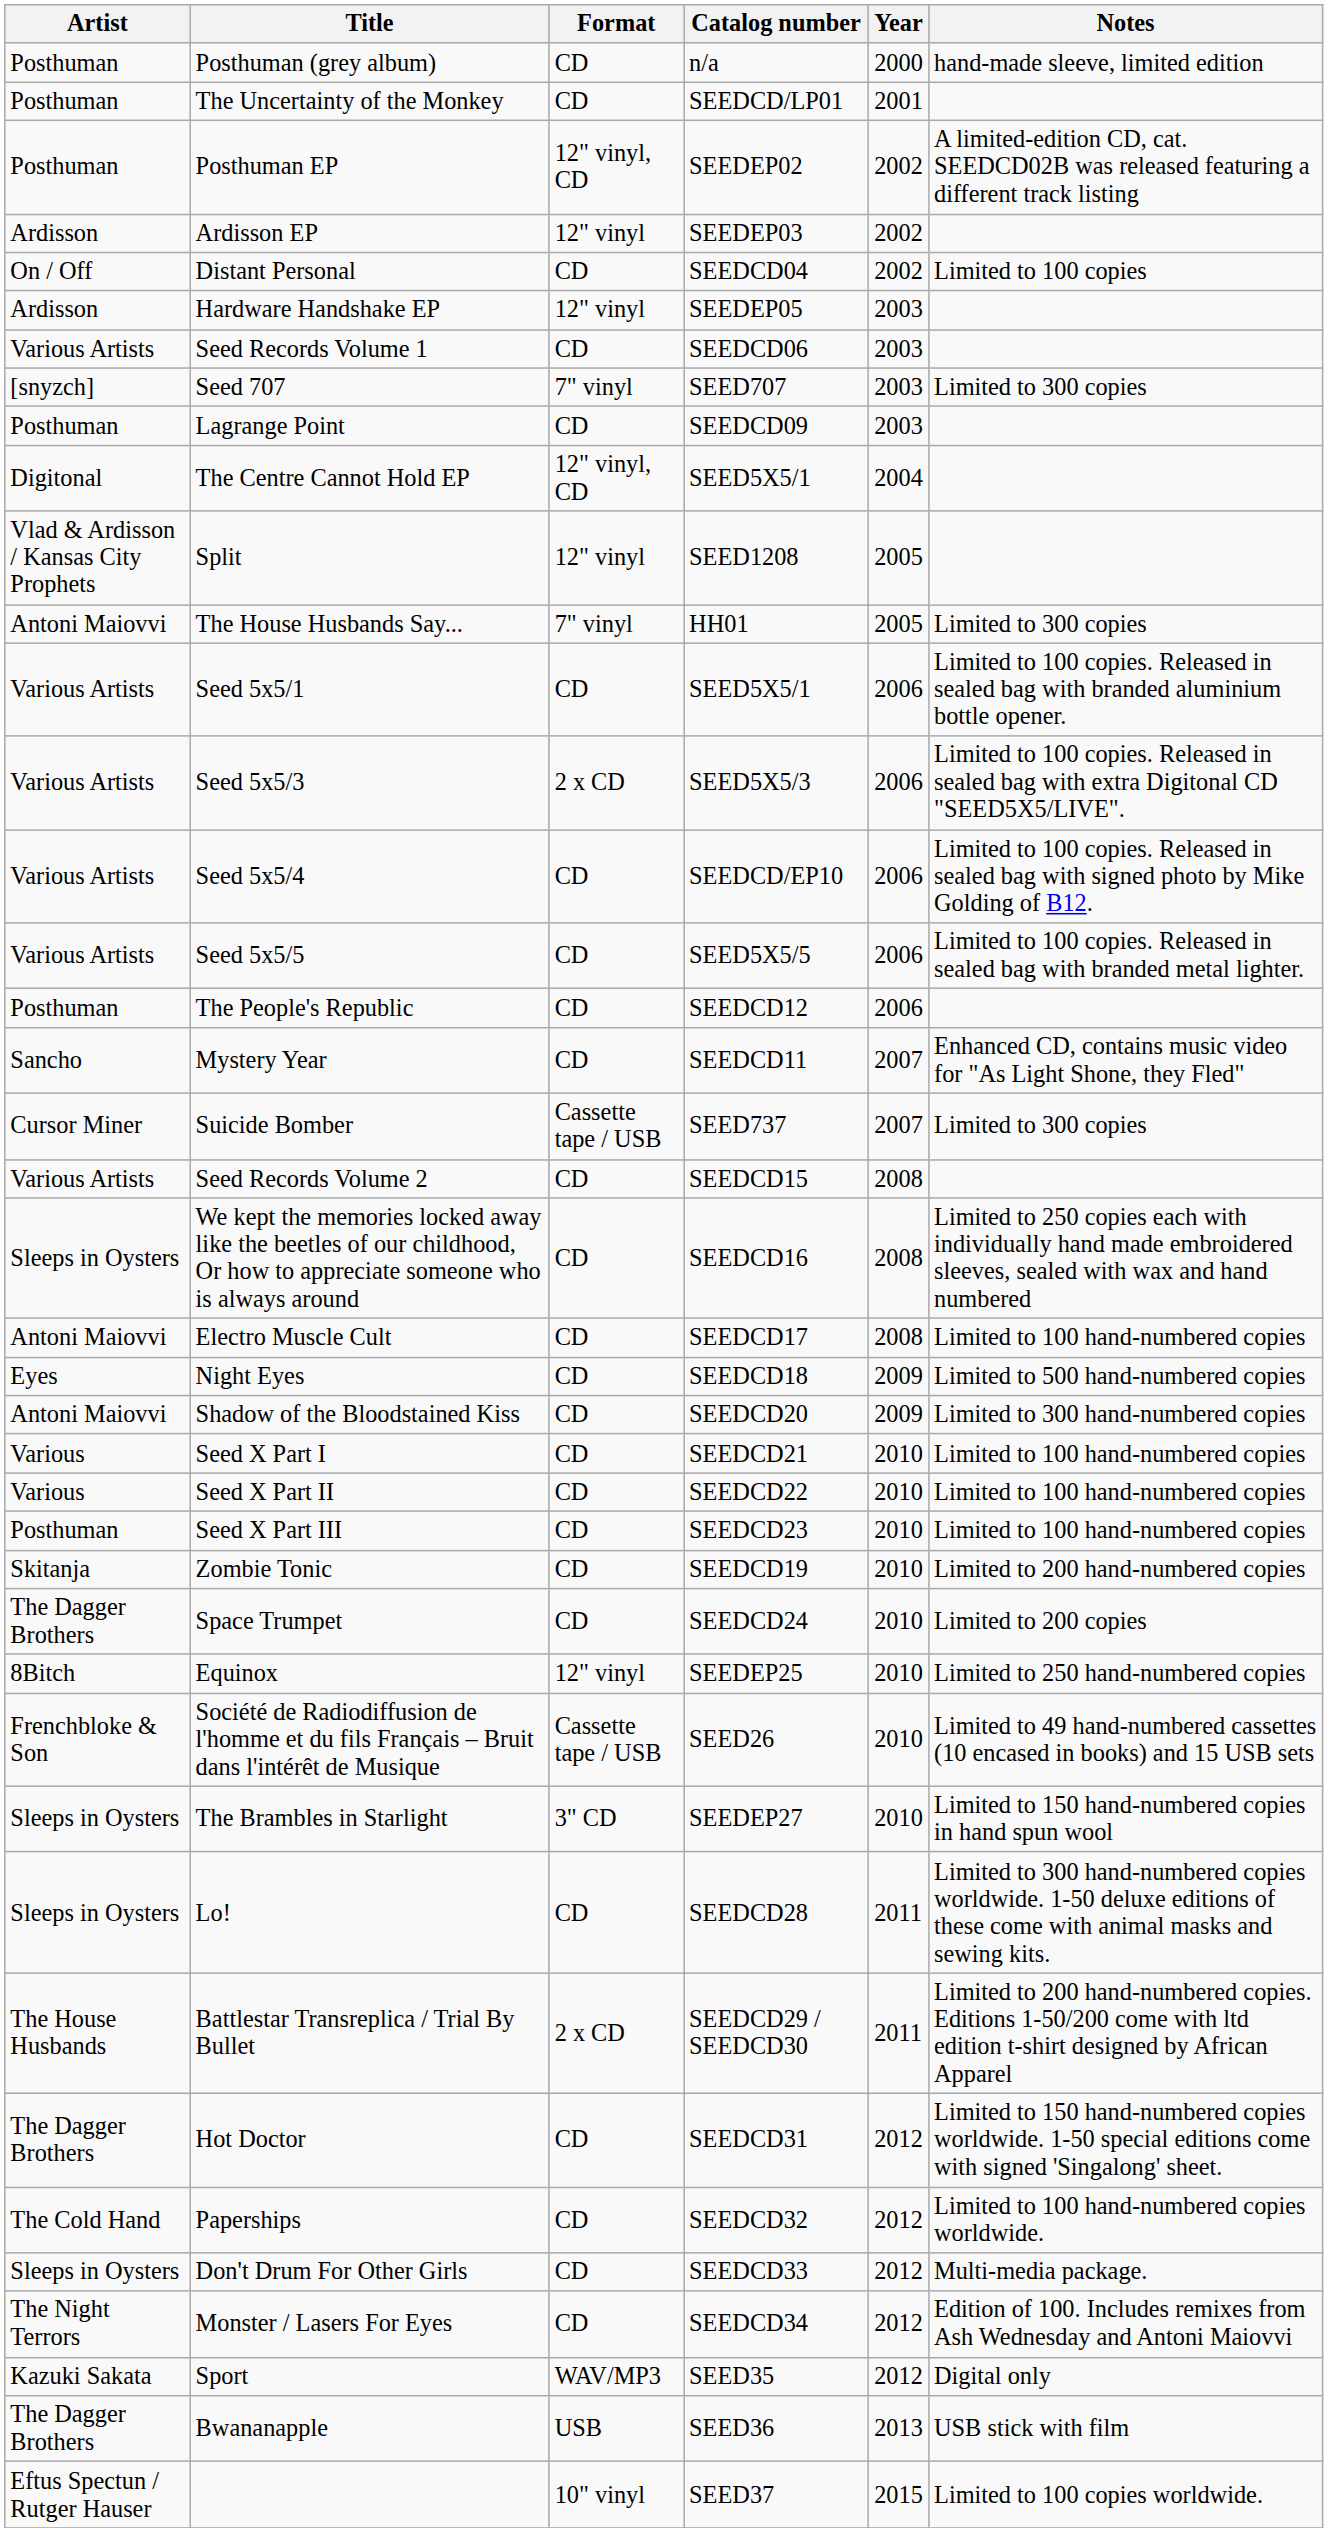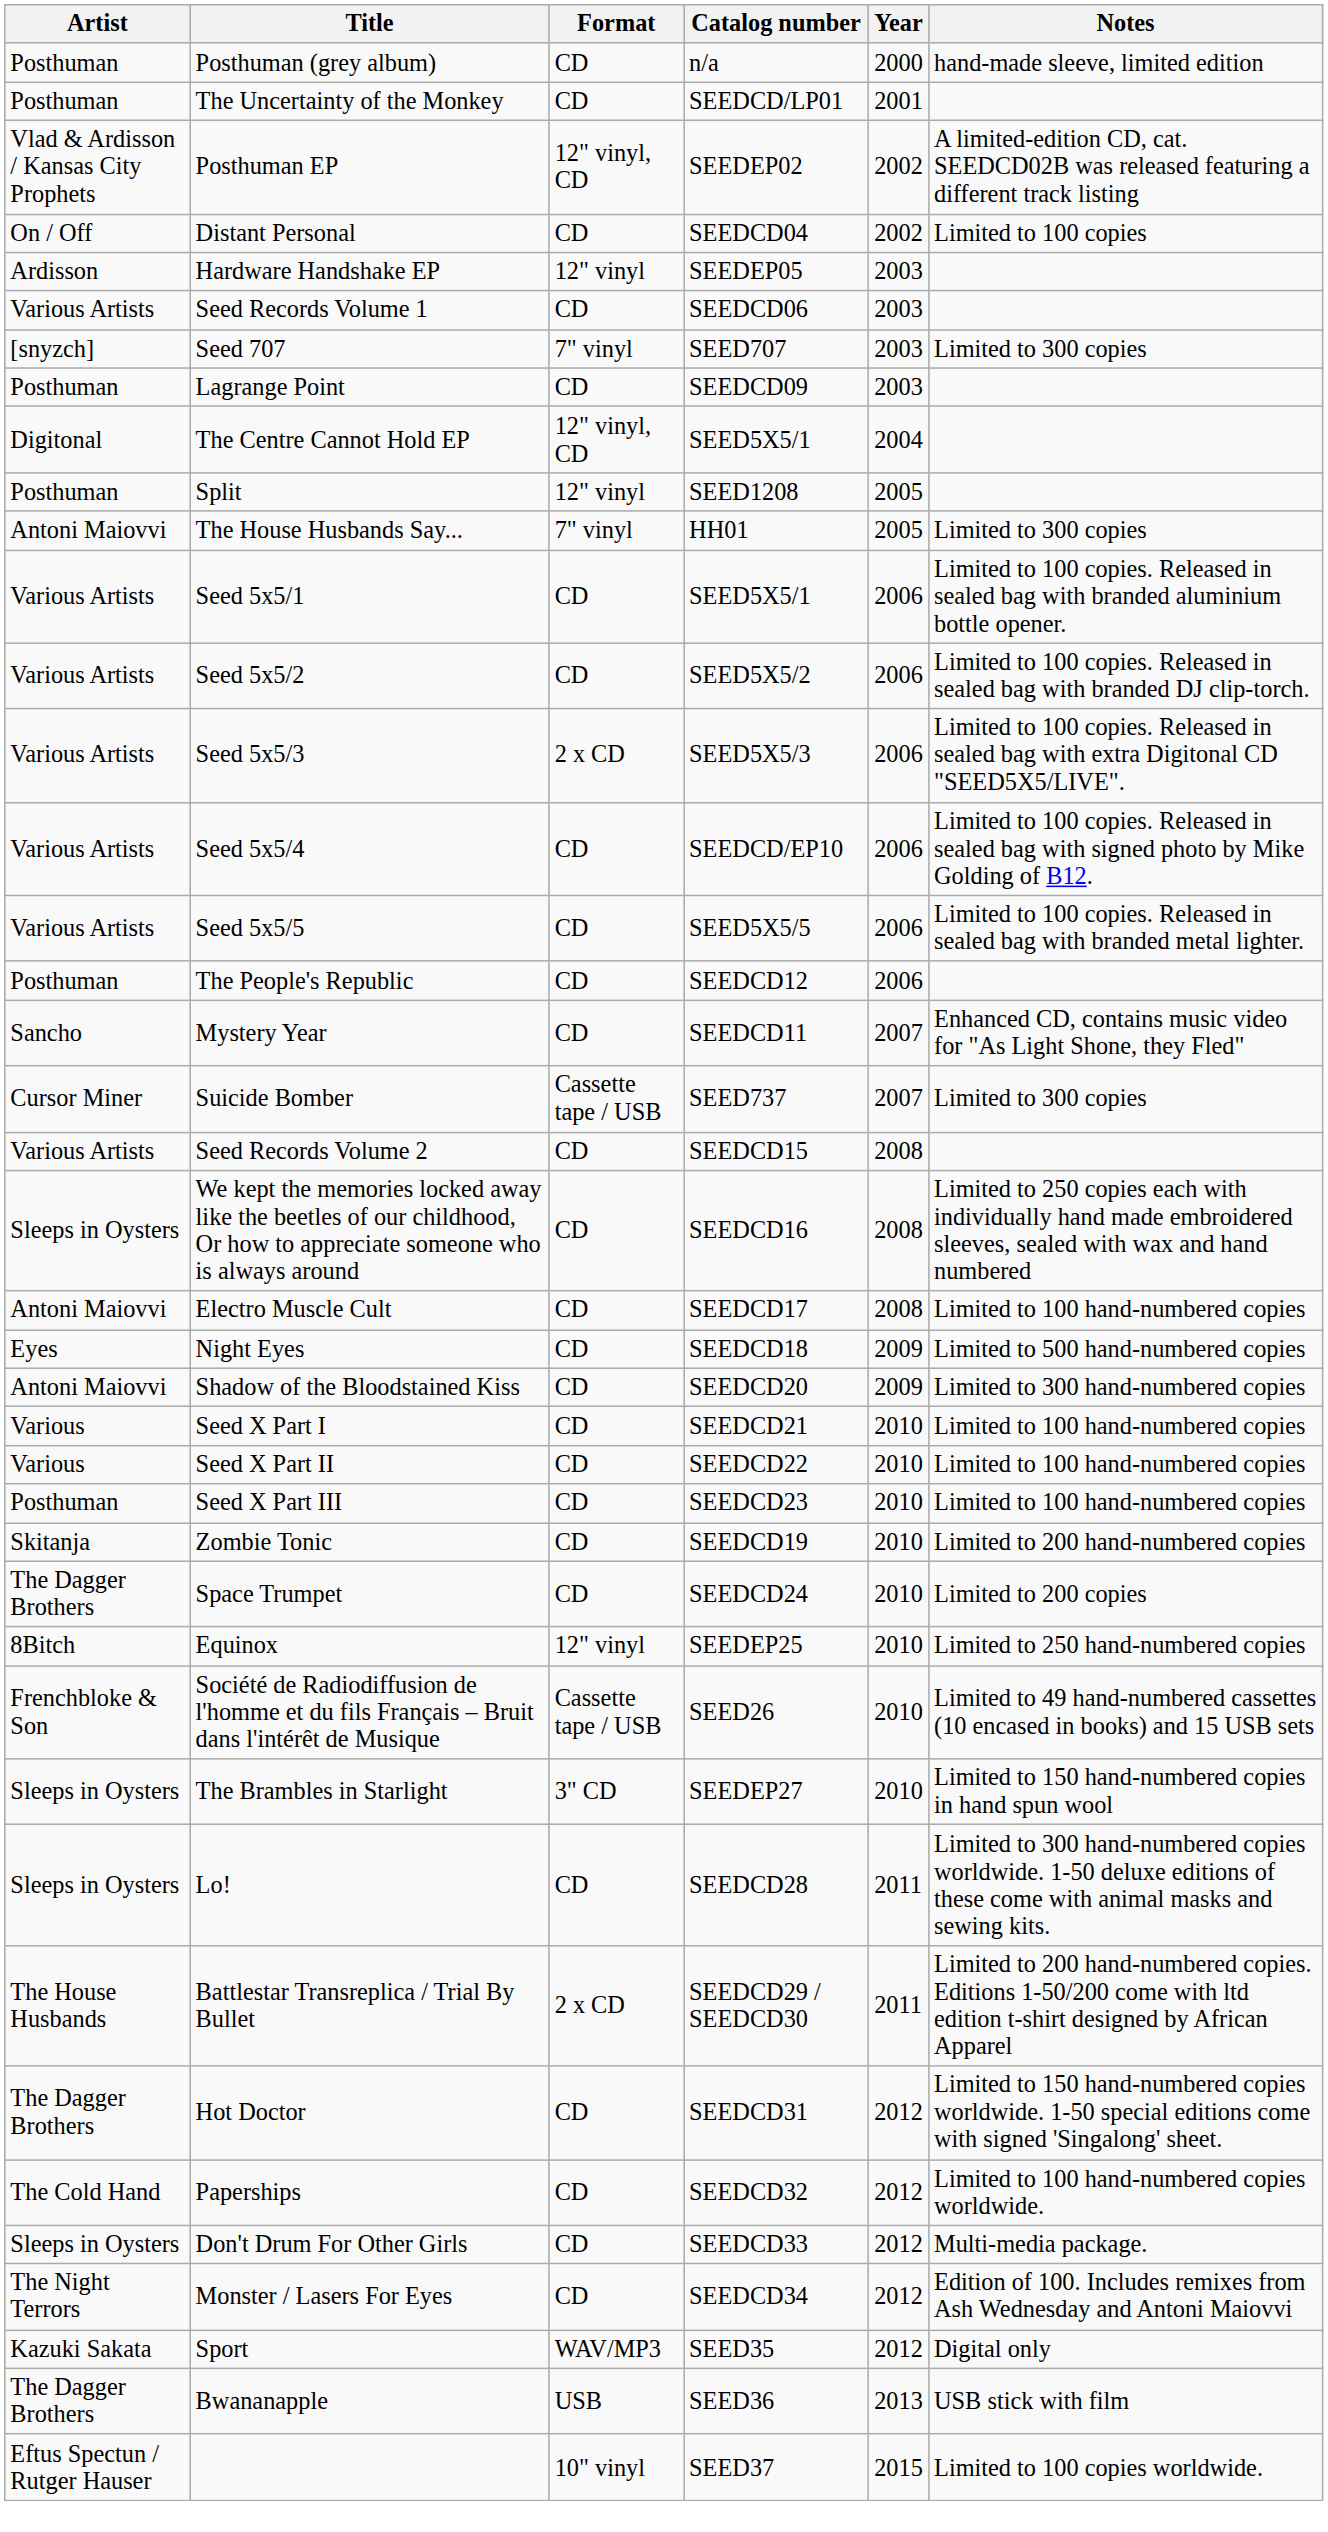(64, 166) Posthuman -> (93, 166) Vlad & Ardisson / Kansas City Prophets
- row: (257, 232)
(93, 557) Vlad & Ardisson / Kansas City Prophets -> (64, 491) Posthuman
+ row: (250, 675)
